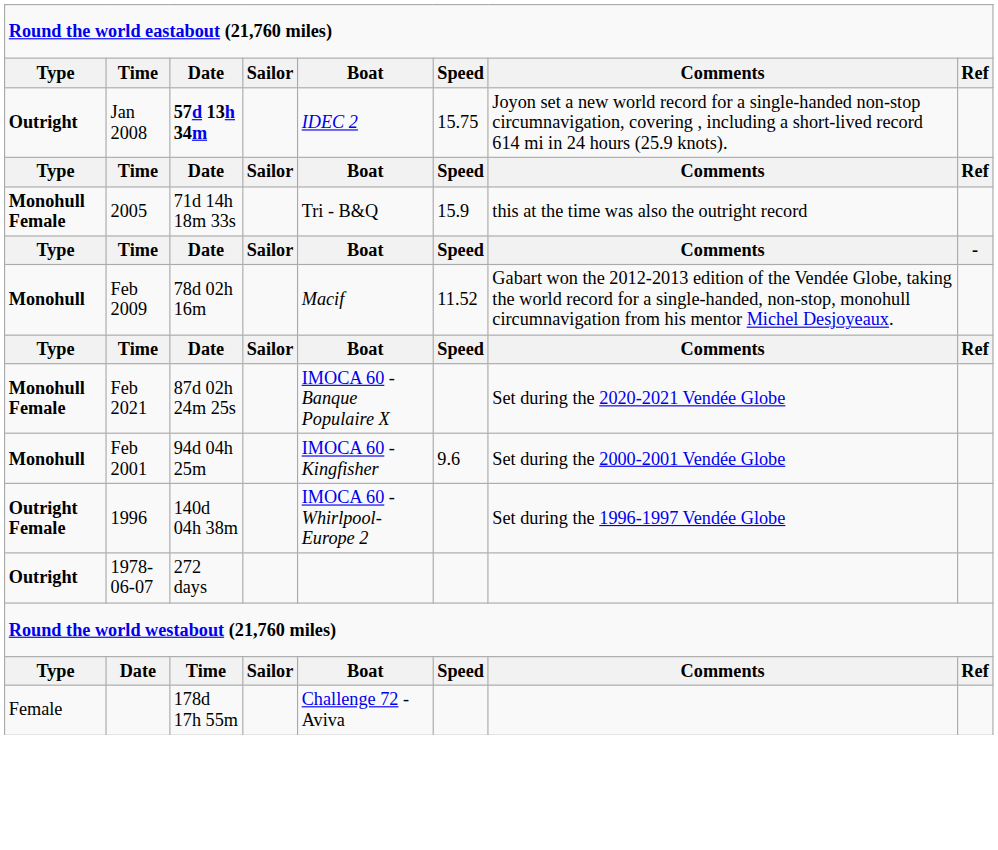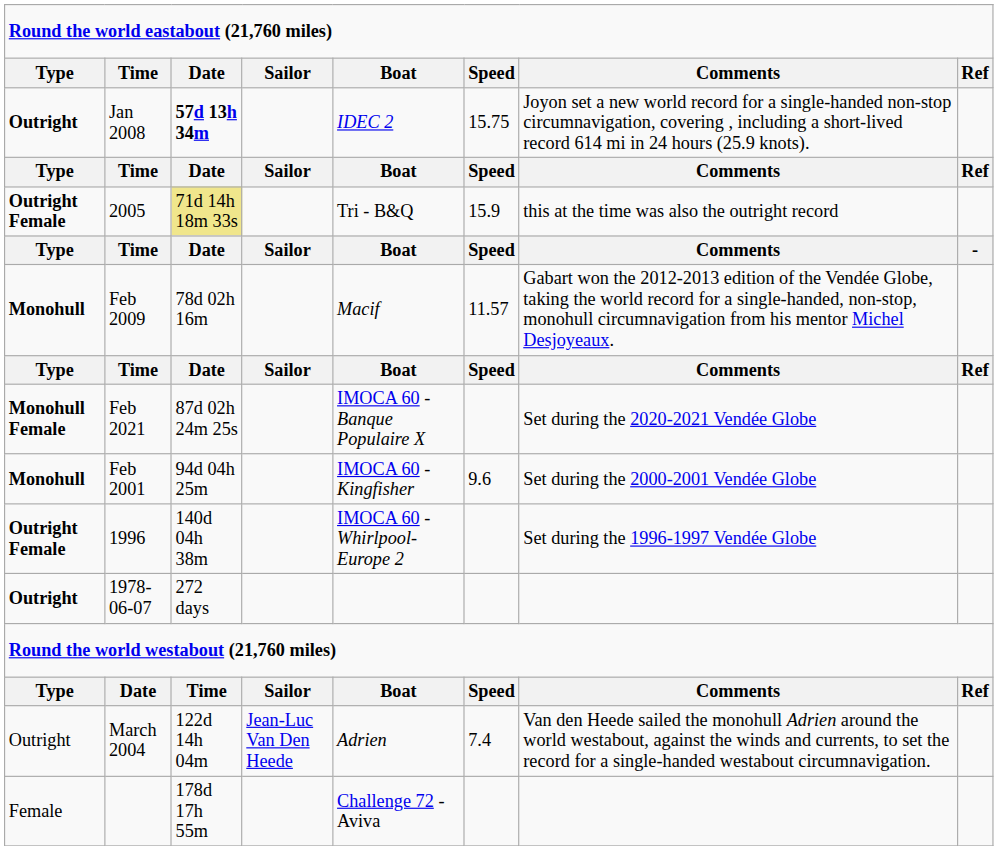(47, 211) Monohull Female -> (43, 211) Outright Female
(205, 211) no background -> (207, 211) khaki background
(458, 299) 11.52 -> (488, 309) 11.57
+ row: (133, 740)
